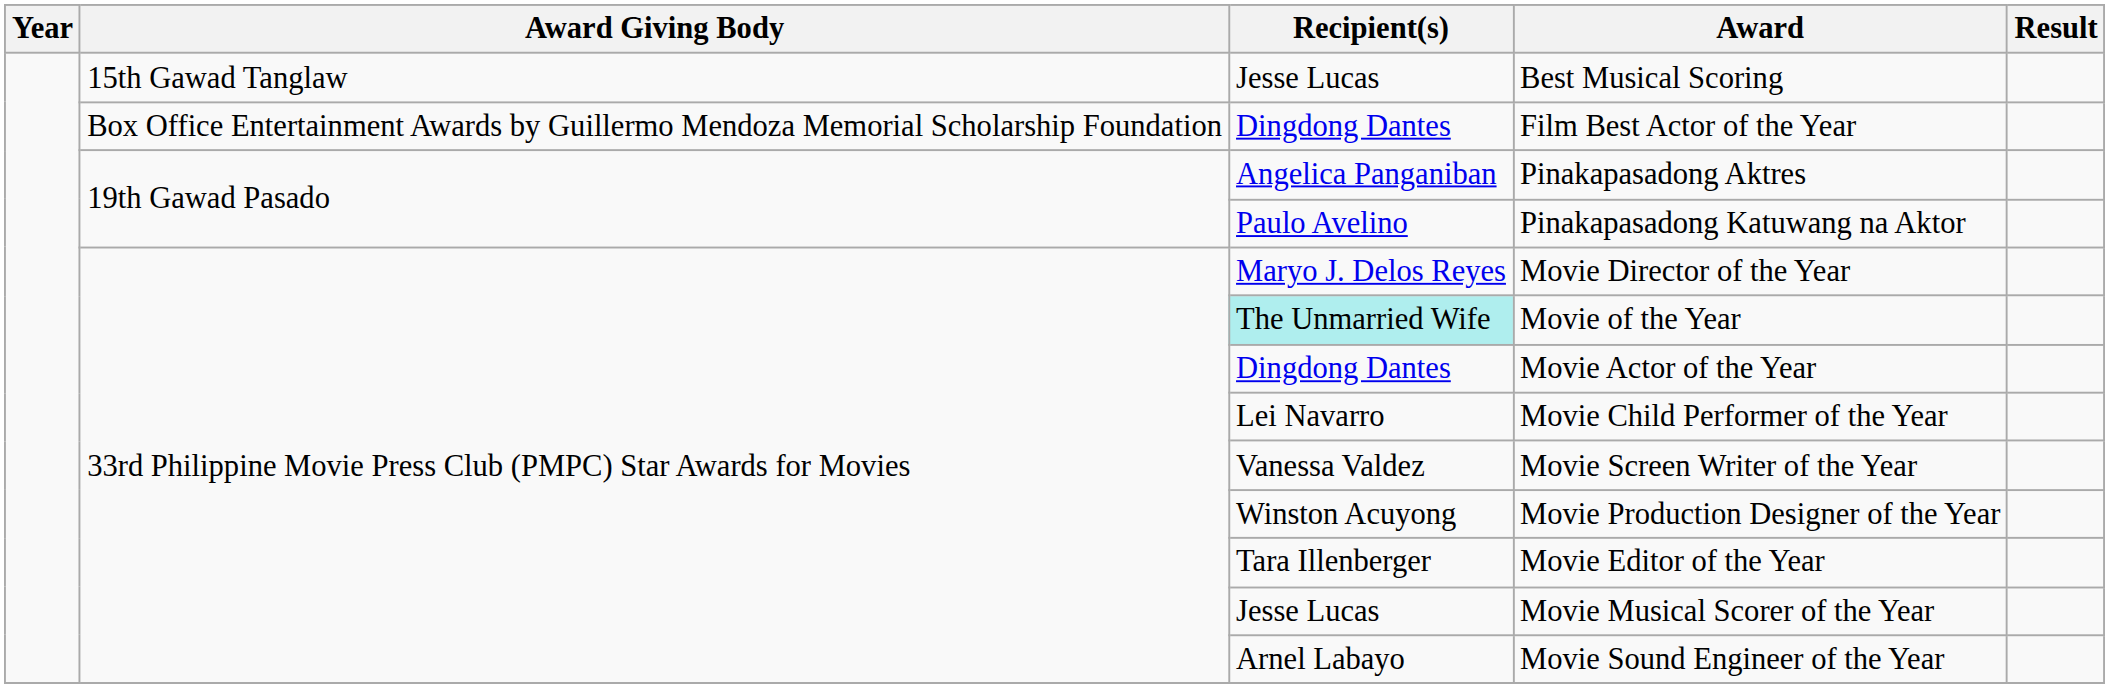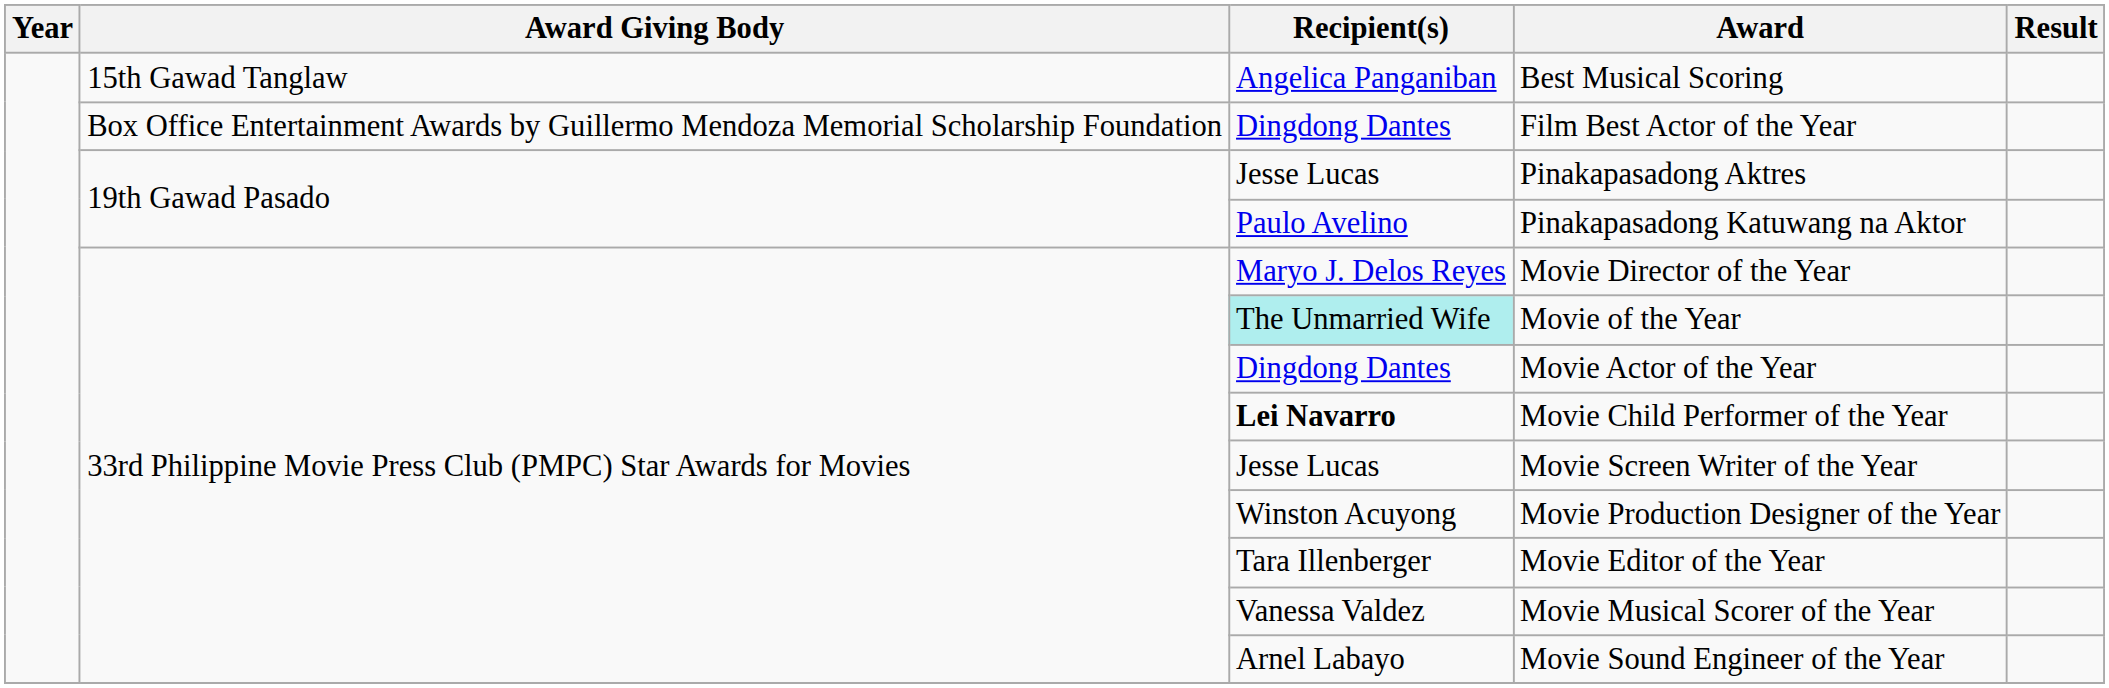(1308, 77) Jesse Lucas -> (1366, 77) Angelica Panganiban
(1366, 174) Angelica Panganiban -> (1308, 174) Jesse Lucas
(1310, 416) normal -> (1316, 416) bold
(1330, 464) Vanessa Valdez -> (1308, 464) Jesse Lucas
(1308, 610) Jesse Lucas -> (1330, 610) Vanessa Valdez
